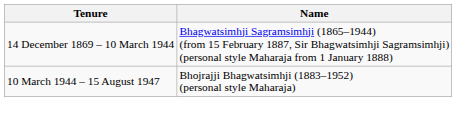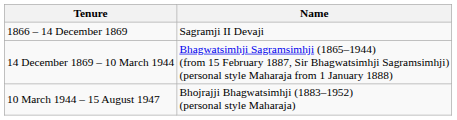+ row: (67, 31)
